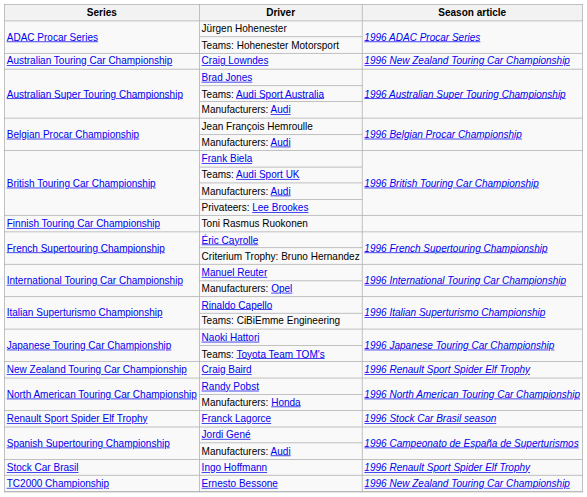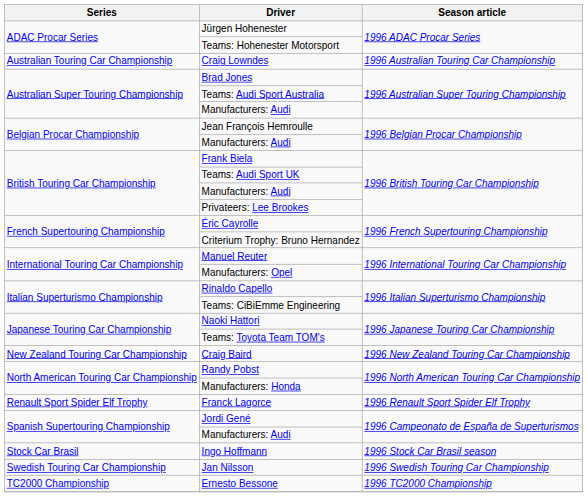(467, 61) 1996 New Zealand Touring Car Championship -> (460, 61) 1996 Australian Touring Car Championship
- row: (83, 224)
(447, 370) 1996 Renault Sport Spider Elf Trophy -> (467, 354) 1996 New Zealand Touring Car Championship
(430, 419) 1996 Stock Car Brasil season -> (447, 402) 1996 Renault Sport Spider Elf Trophy
(447, 467) 1996 Renault Sport Spider Elf Trophy -> (430, 451) 1996 Stock Car Brasil season
+ row: (86, 467)
(467, 483) 1996 New Zealand Touring Car Championship -> (428, 483) 1996 TC2000 Championship
